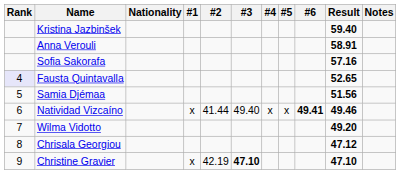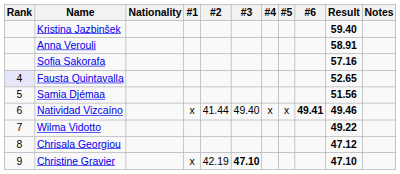(344, 128) 49.20 -> (344, 128) 49.22
